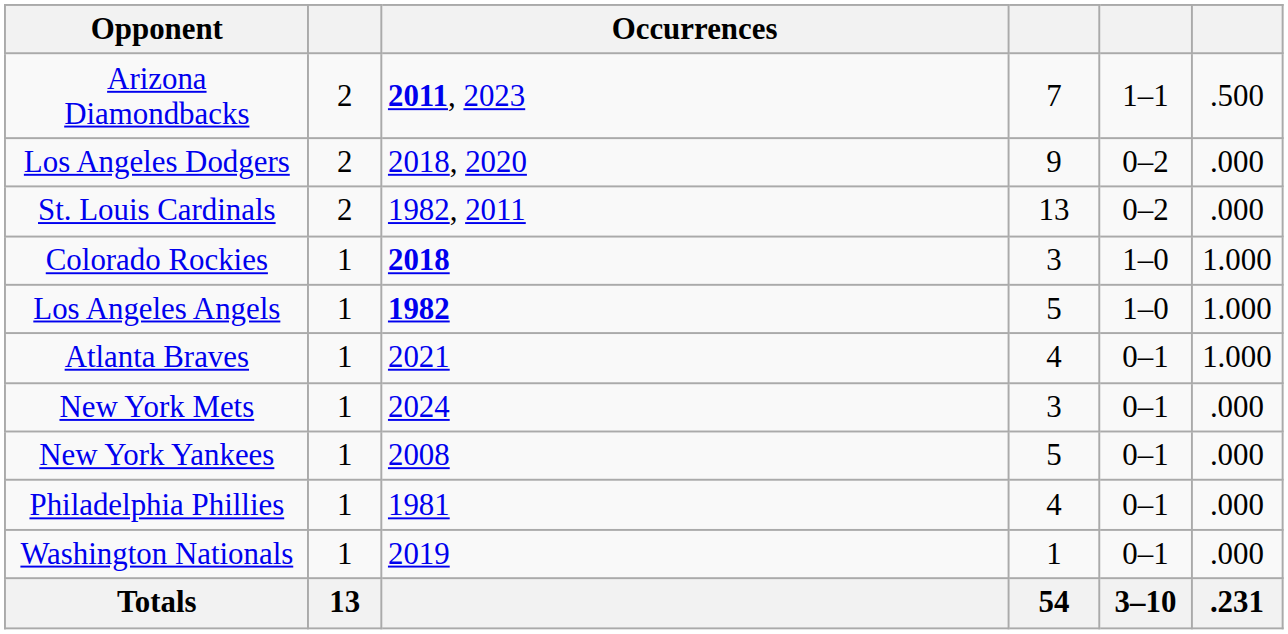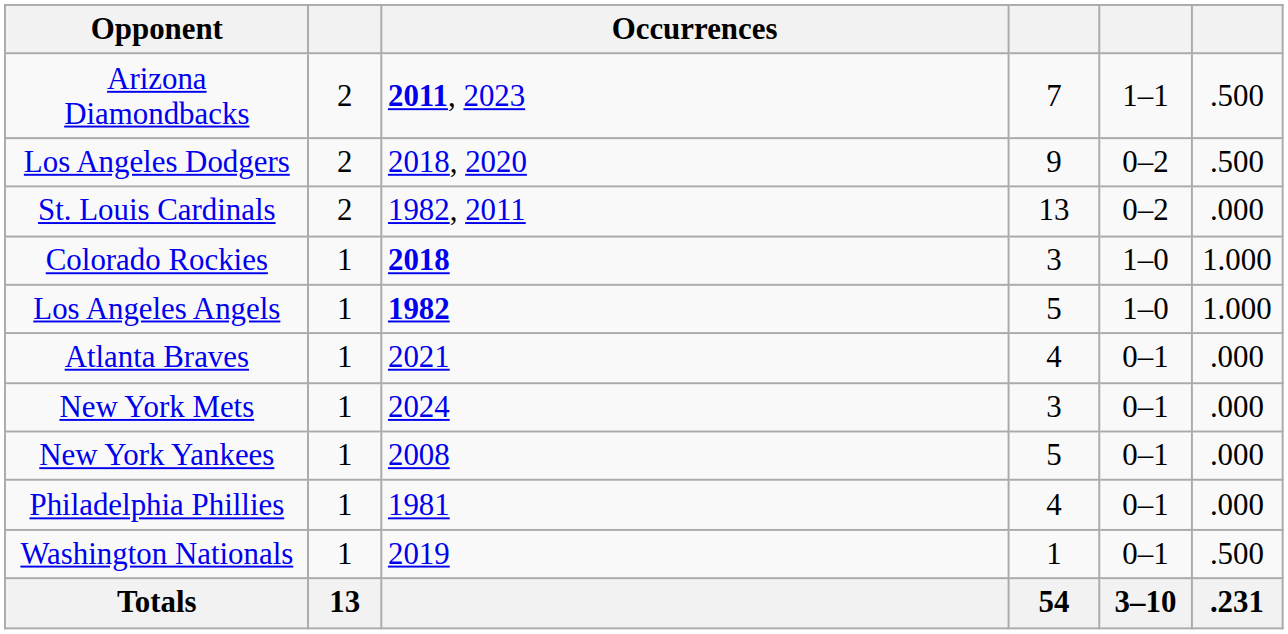(1237, 161) .000 -> (1237, 161) .500
(1237, 357) 1.000 -> (1237, 357) .000
(1237, 553) .000 -> (1237, 553) .500
